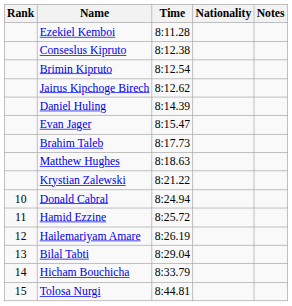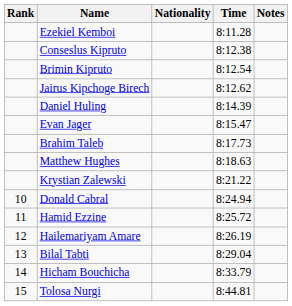columns swapped: (223, 13) <-> (172, 13)
